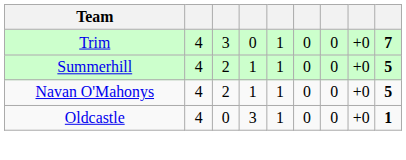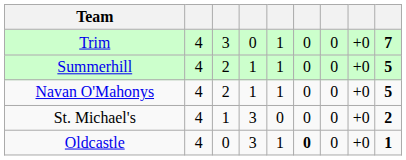+ row: (95, 117)
(307, 117) normal -> (307, 142) bold
